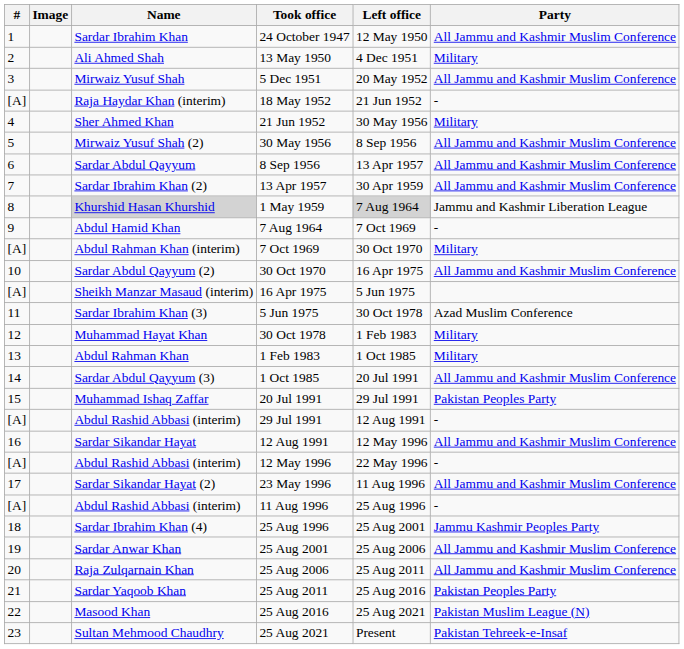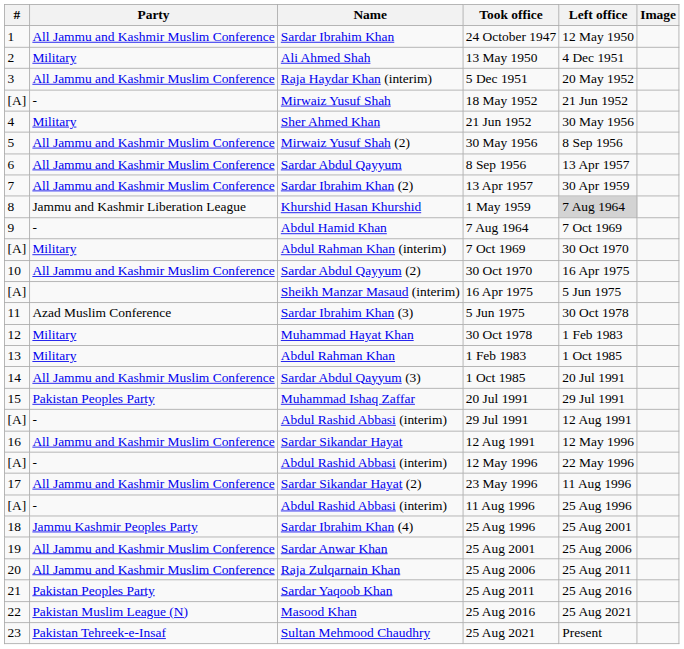columns swapped: (50, 15) <-> (555, 15)
(129, 79) Mirwaiz Yusuf Shah -> (356, 79) Raja Haydar Khan (interim)
(150, 100) Raja Haydar Khan (interim) -> (336, 100) Mirwaiz Yusuf Shah
(145, 206) lightgrey background -> (351, 206) no background
